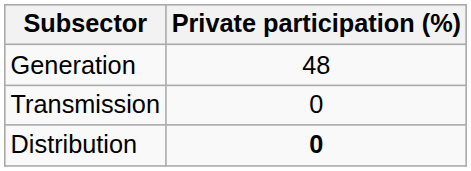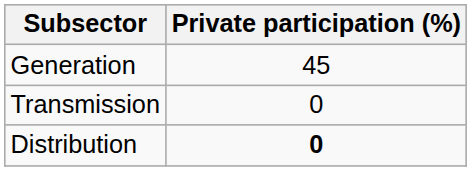(316, 64) 48 -> (316, 64) 45
